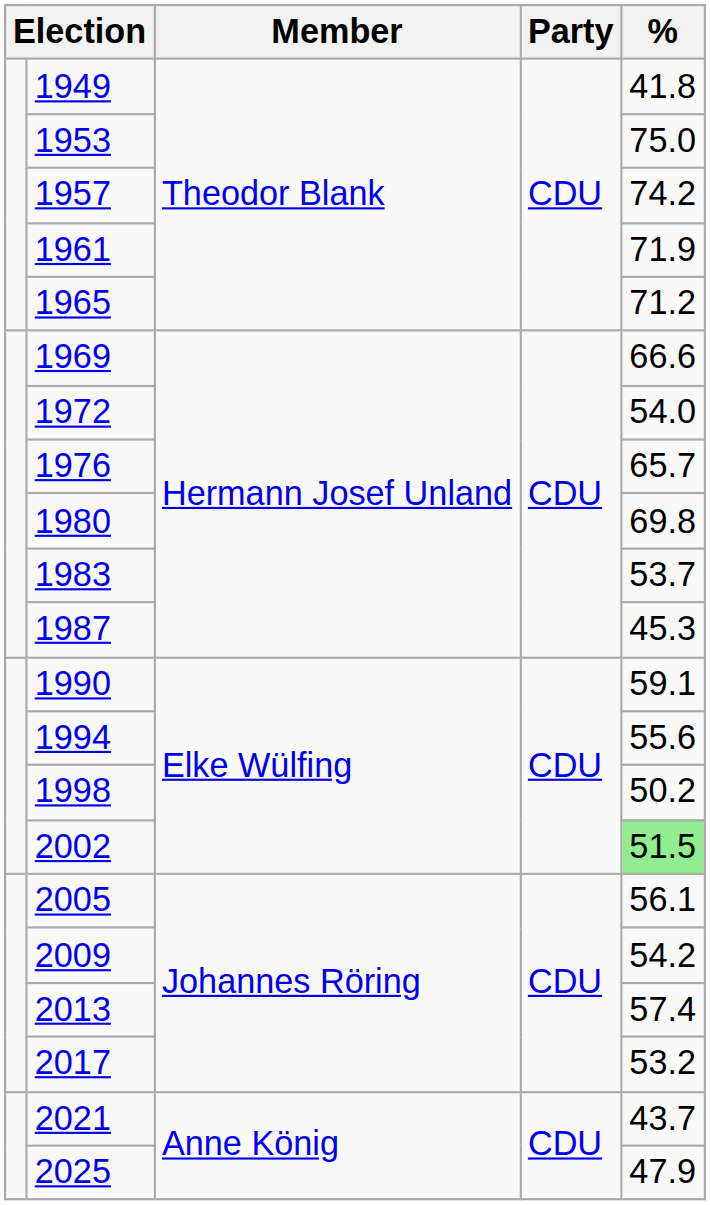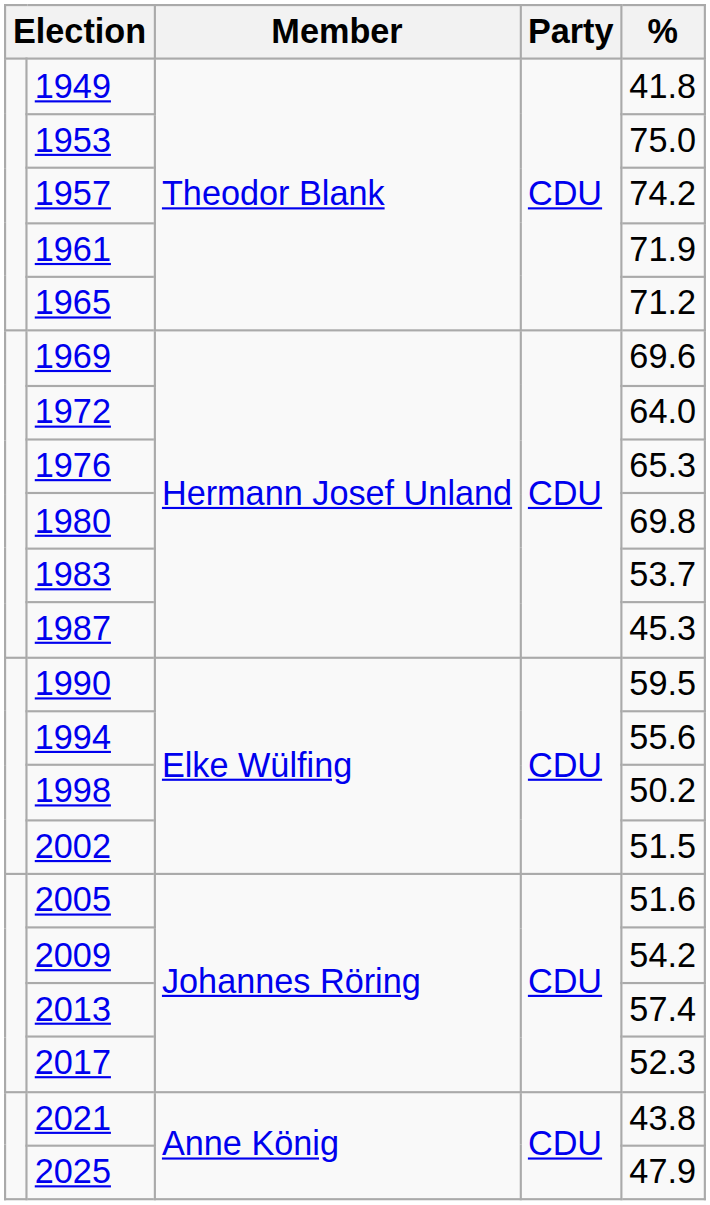(663, 357) 66.6 -> (663, 357) 69.6
(663, 411) 54.0 -> (663, 411) 64.0
(663, 466) 65.7 -> (663, 466) 65.3
(663, 683) 59.1 -> (663, 683) 59.5
(663, 846) lightgreen background -> (663, 846) no background
(663, 900) 56.1 -> (663, 900) 51.6
(663, 1063) 53.2 -> (663, 1063) 52.3
(663, 1117) 43.7 -> (663, 1117) 43.8
